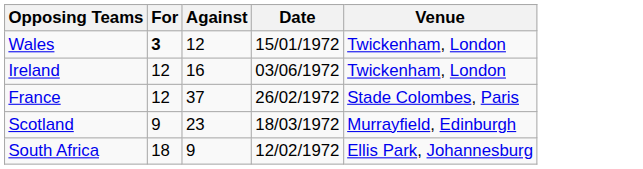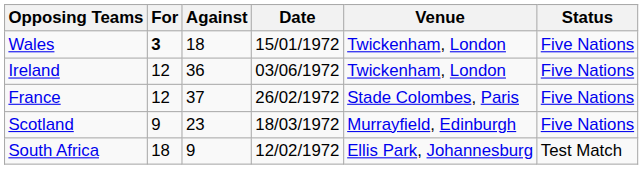+ column: (587, 17)
(195, 44) 12 -> (195, 44) 18
(195, 71) 16 -> (195, 71) 36
